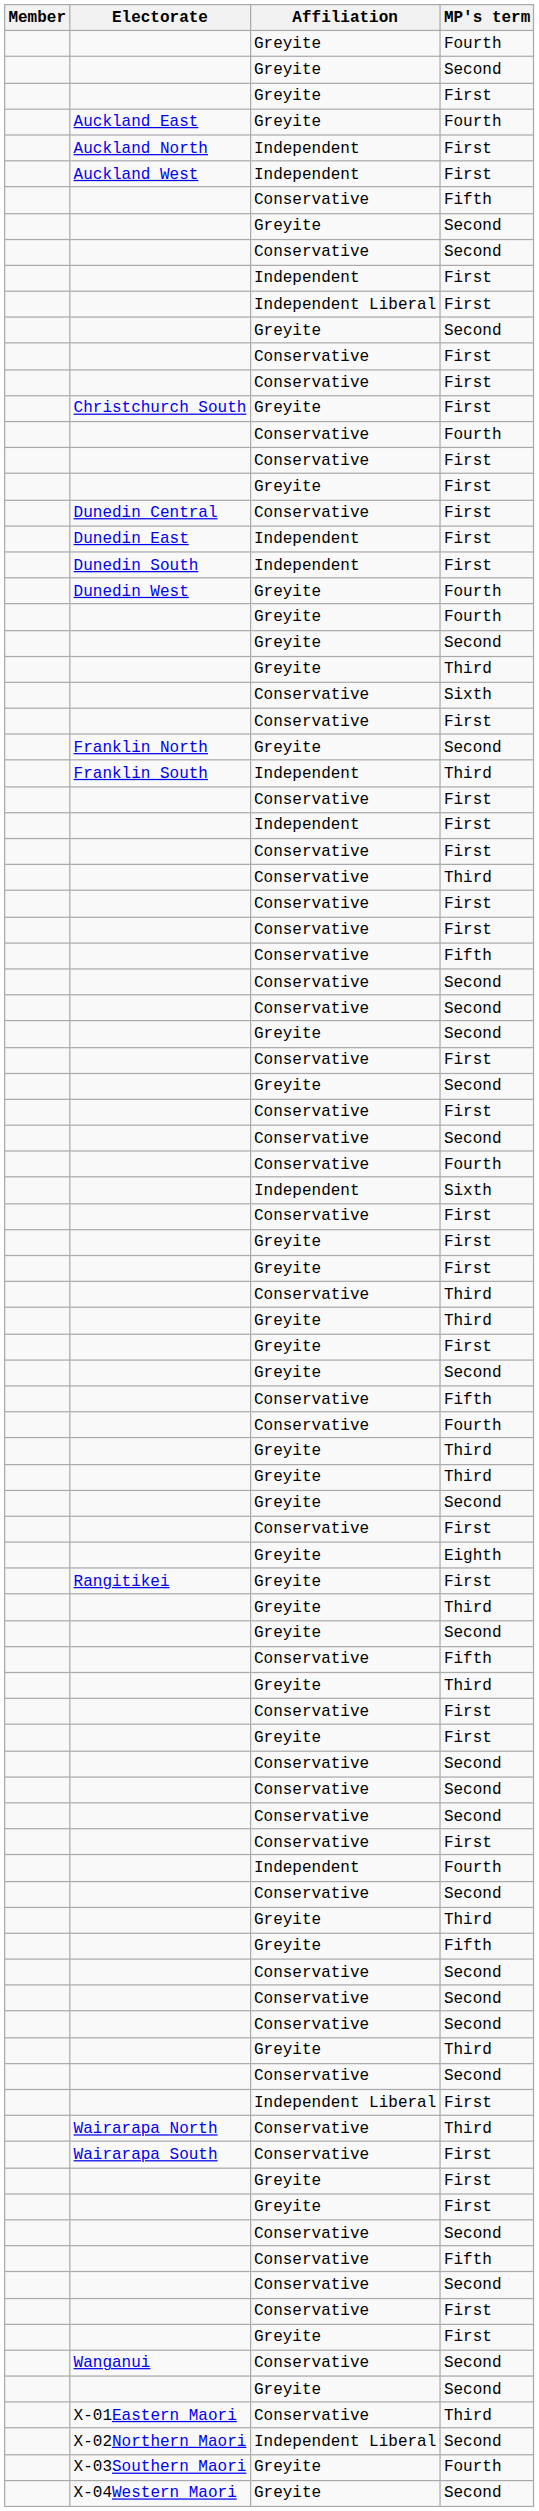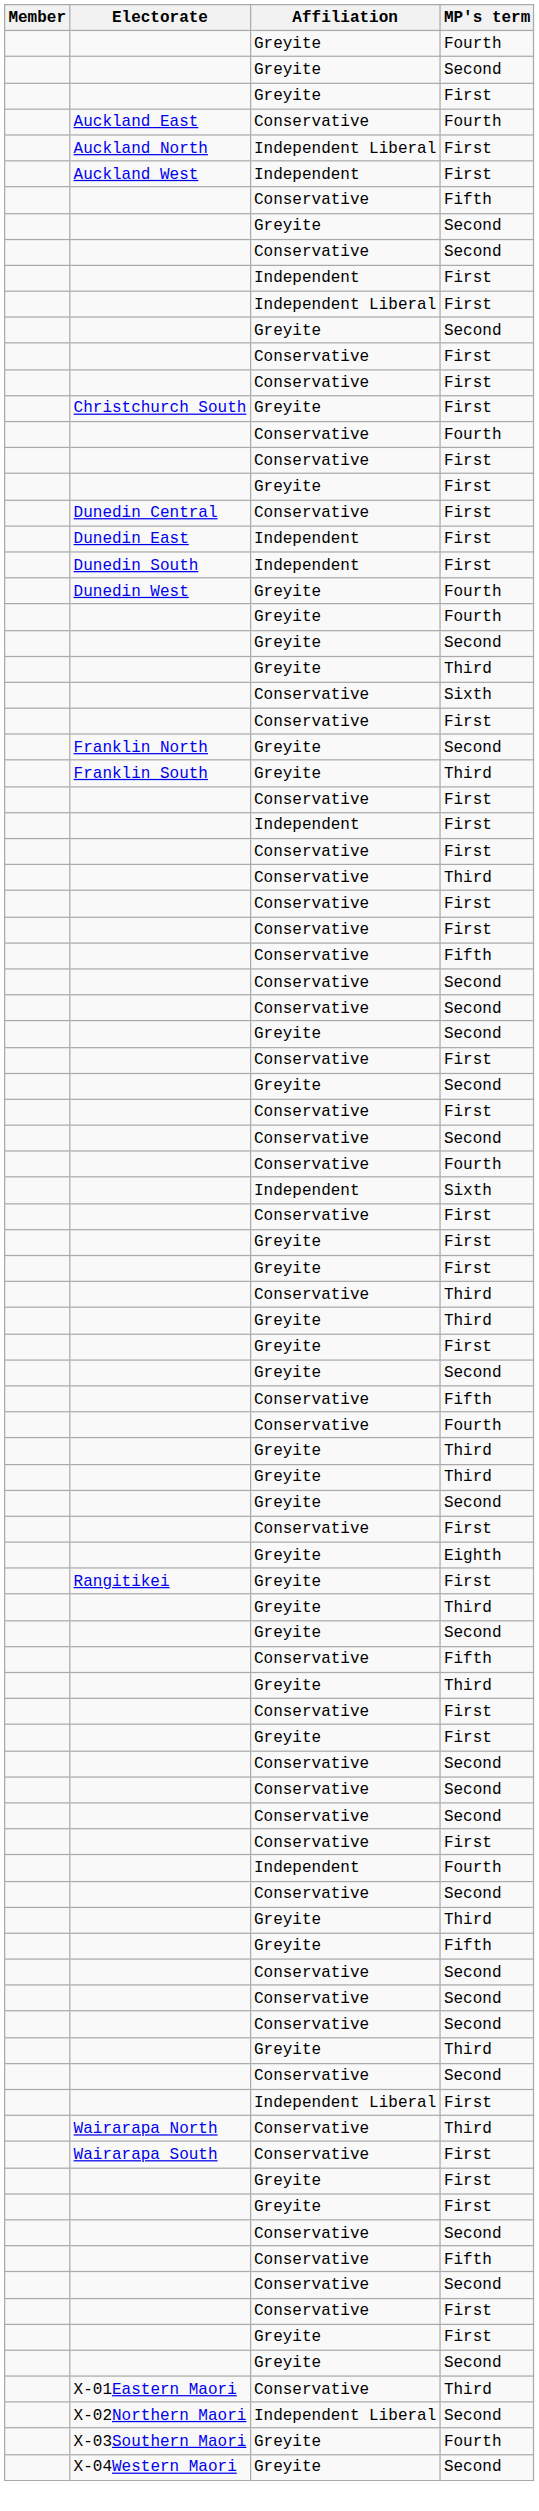(288, 122) Greyite -> (312, 122) Conservative
(307, 148) Independent -> (345, 148) Independent Liberal
(307, 773) Independent -> (288, 773) Greyite
- row: (112, 2363)
